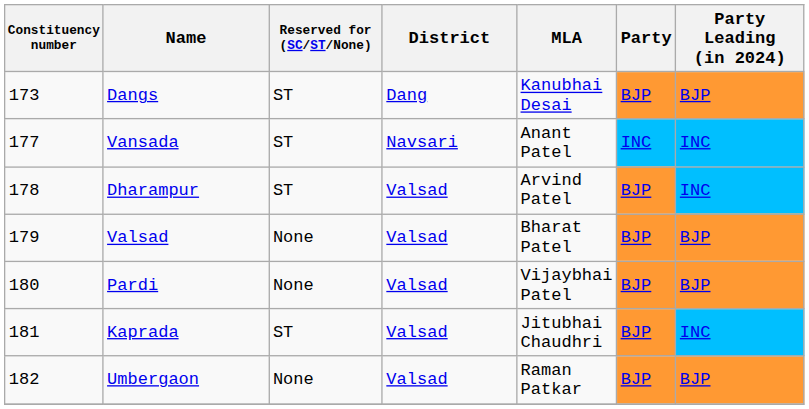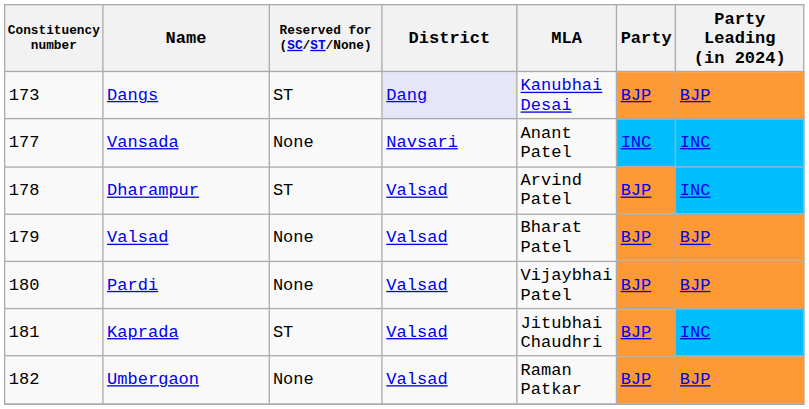(407, 95) no background -> (407, 95) lavender background
(283, 143) ST -> (293, 143) None
